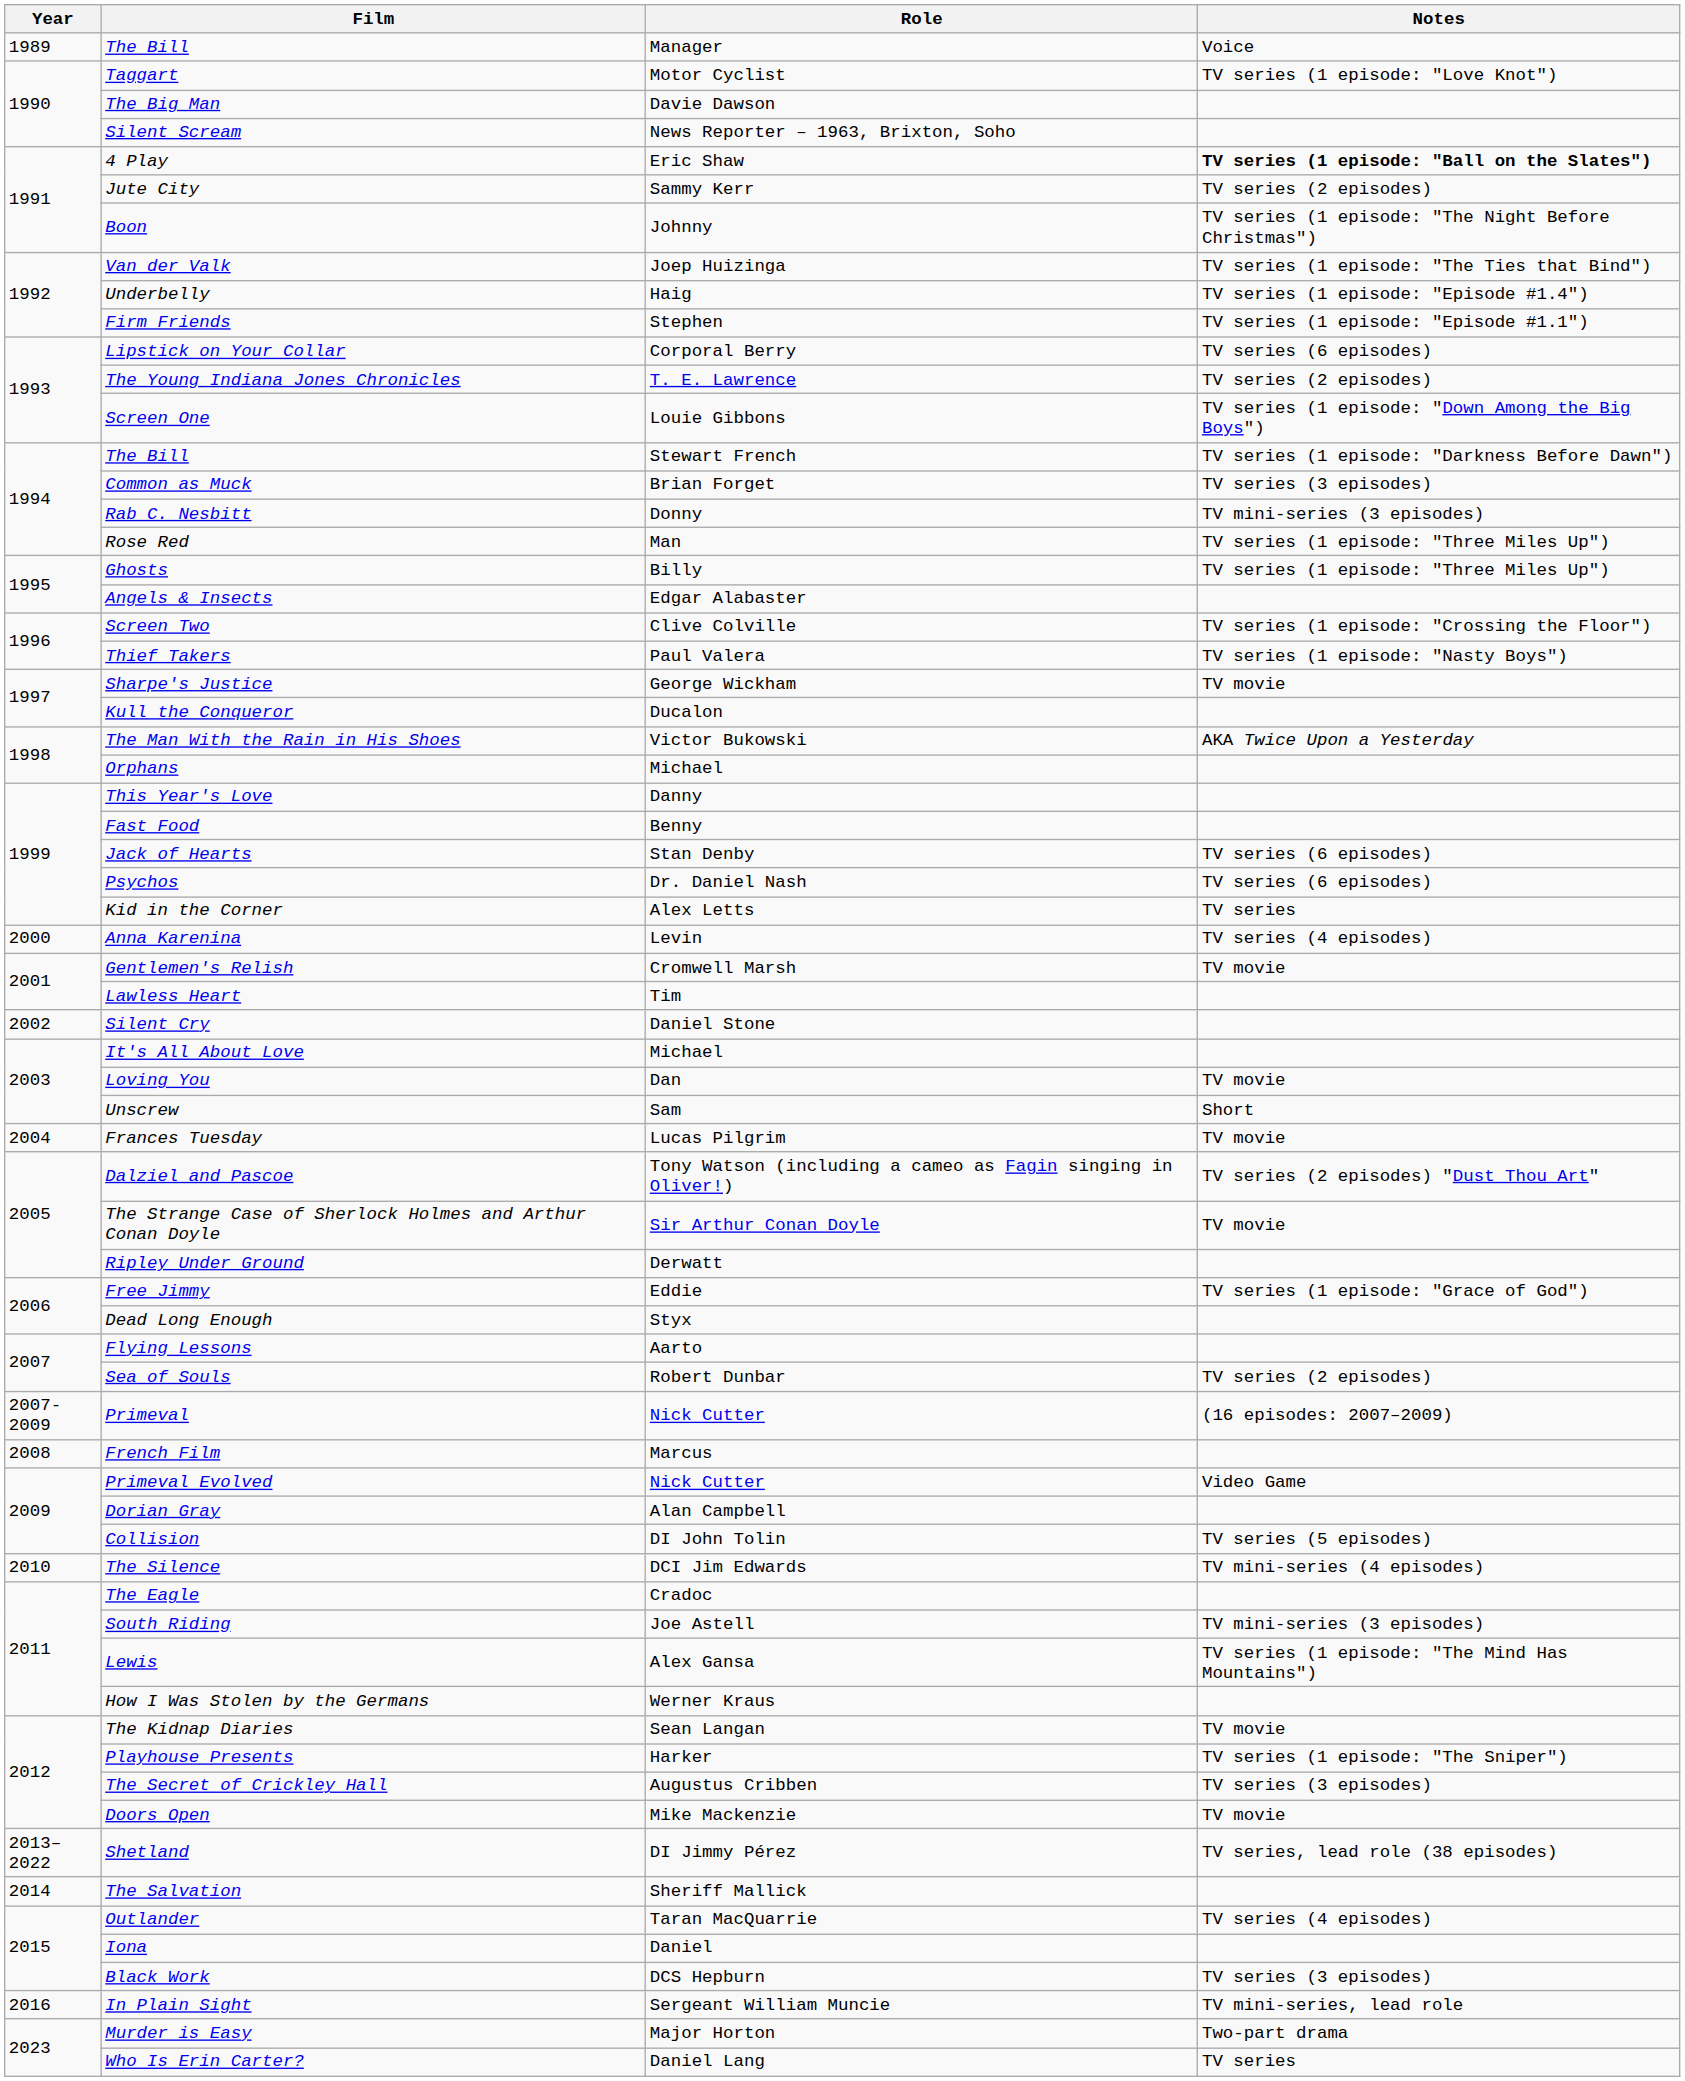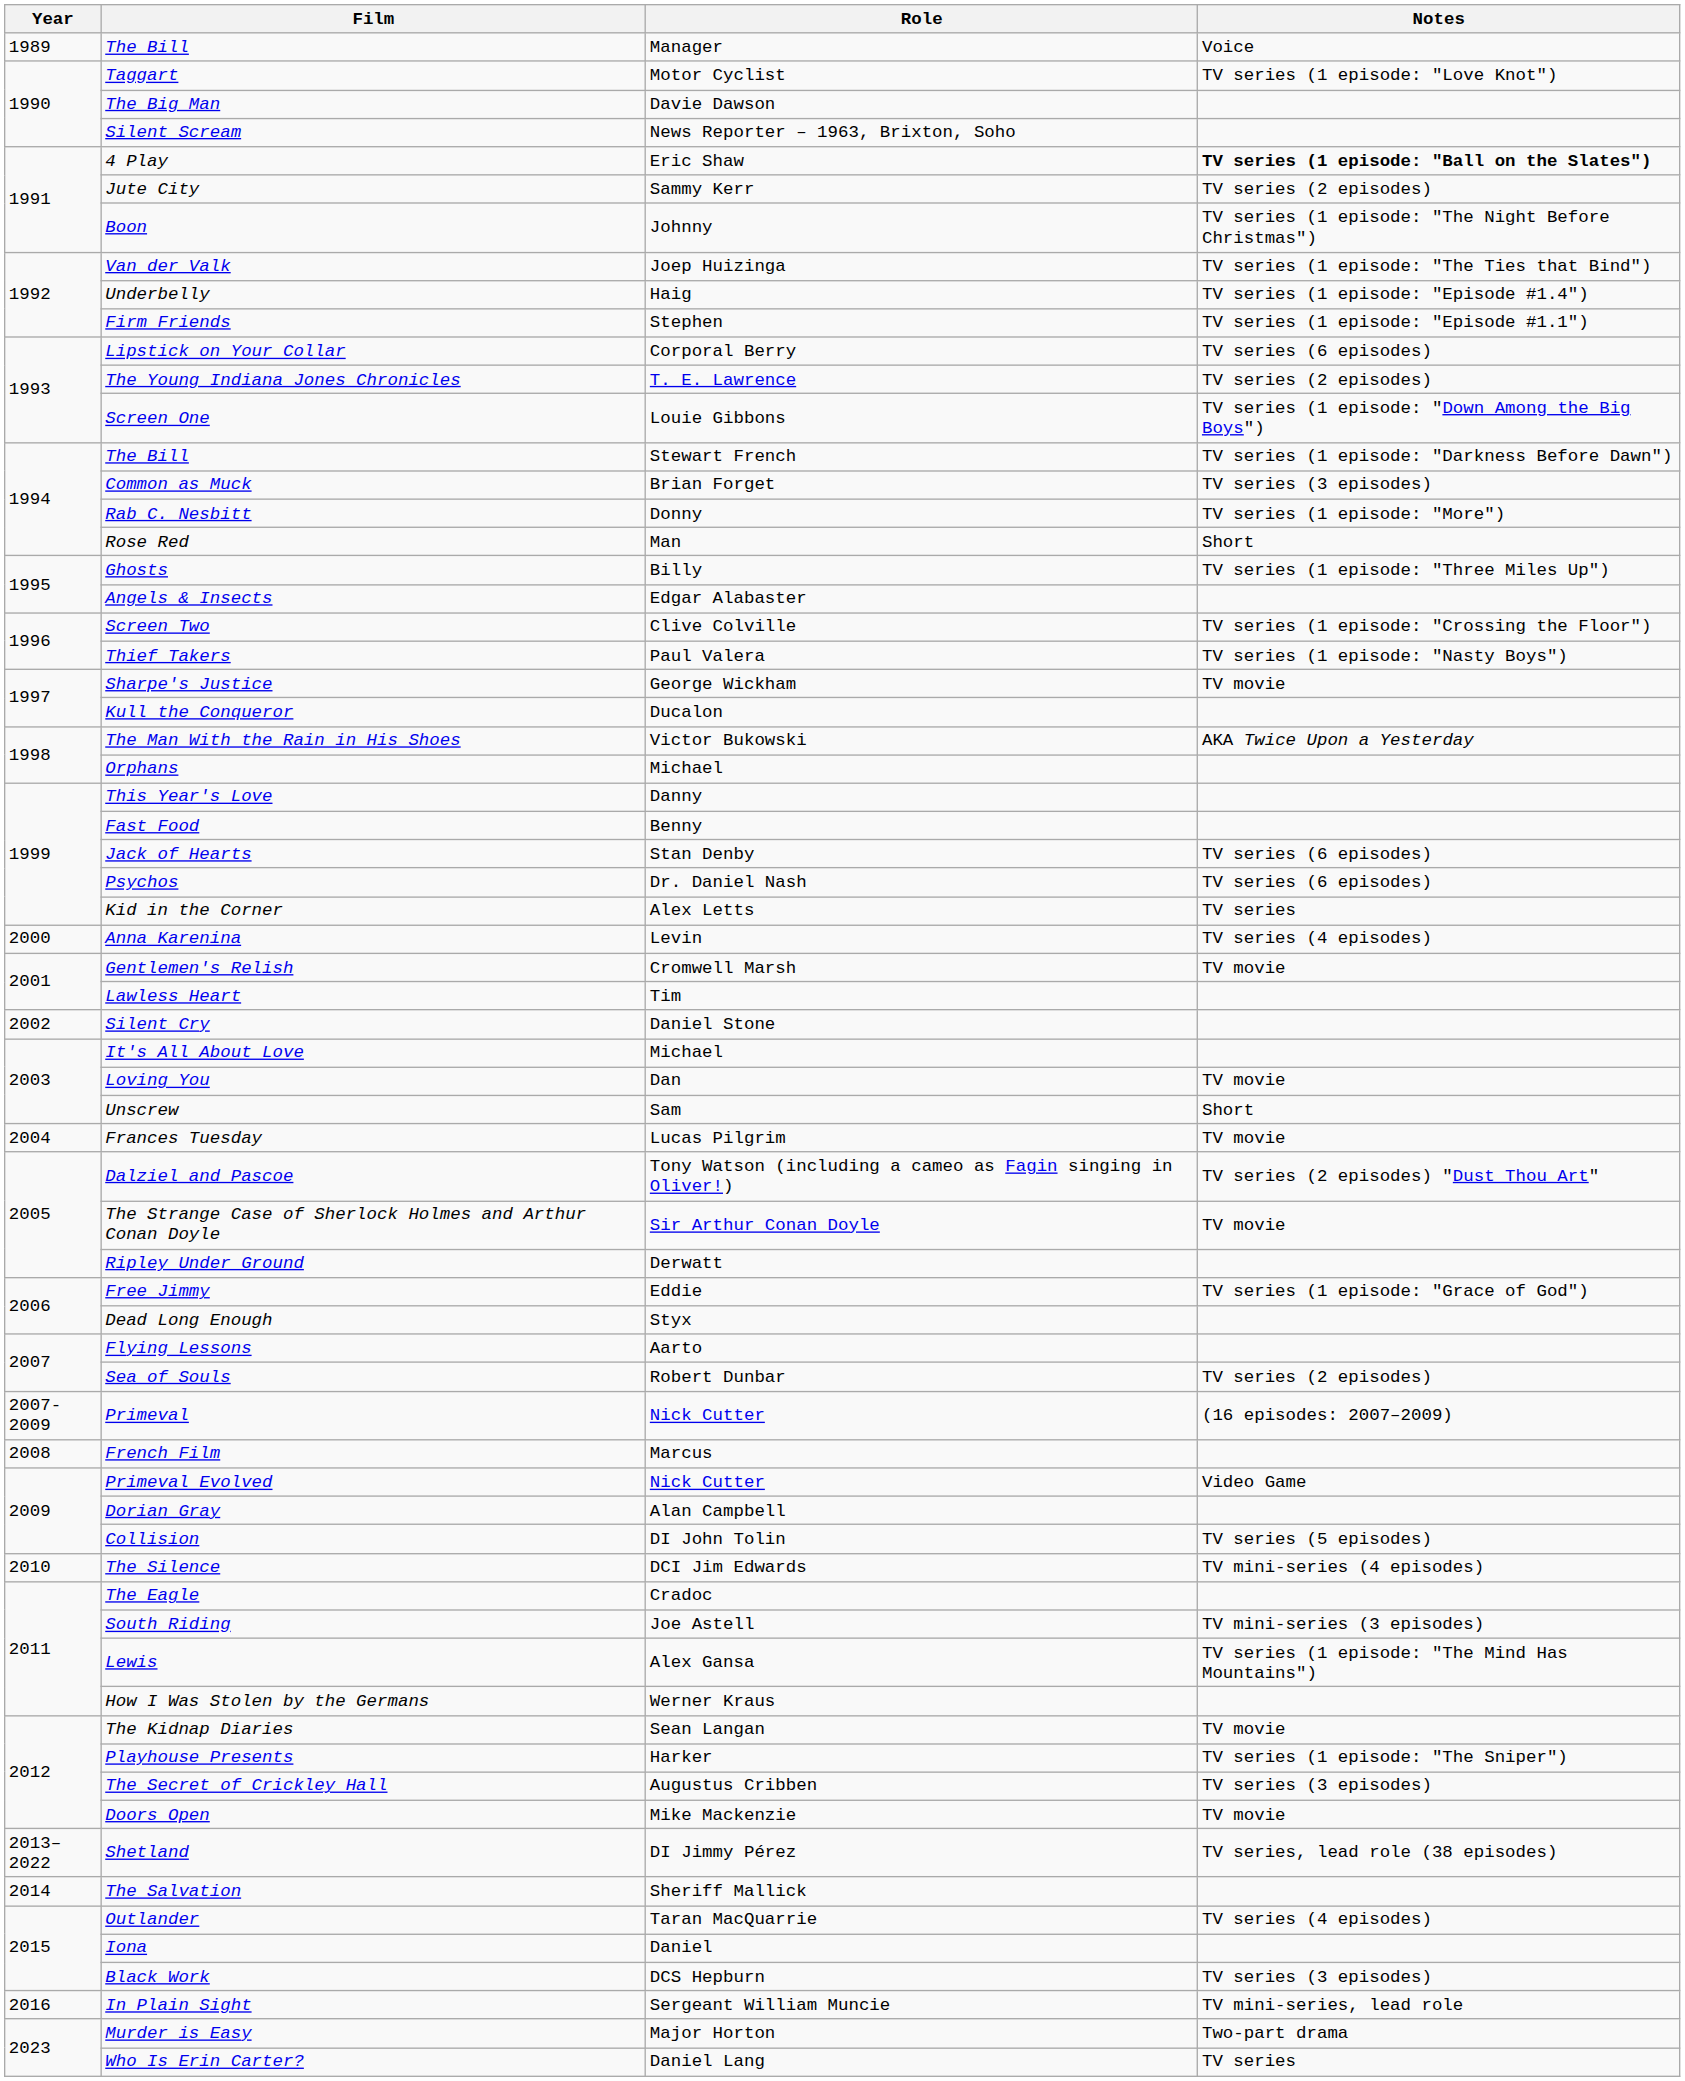(1343, 513) TV mini-series (3 episodes) -> (1354, 513) TV series (1 episode: "More")
(1406, 542) TV series (1 episode: "Three Miles Up") -> (1228, 542) Short
